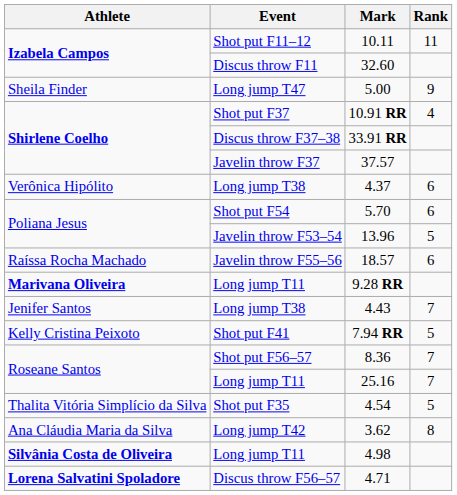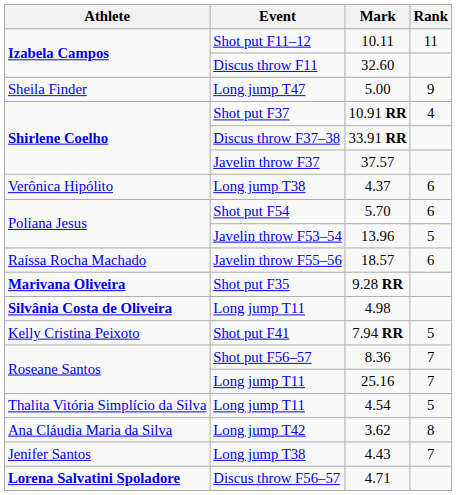(259, 284) Long jump T11 -> (251, 284) Shot put F35
rows swapped: (378, 454) <-> (378, 308)
(251, 405) Shot put F35 -> (259, 405) Long jump T11
